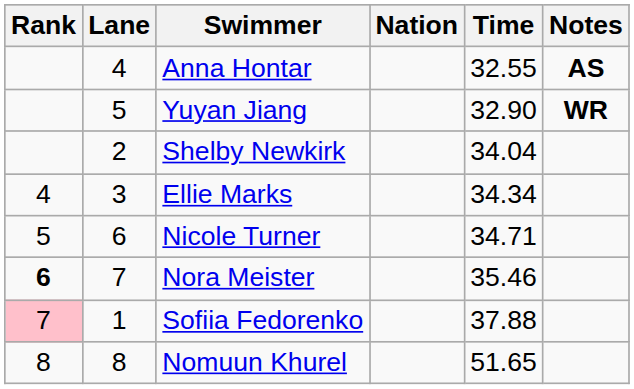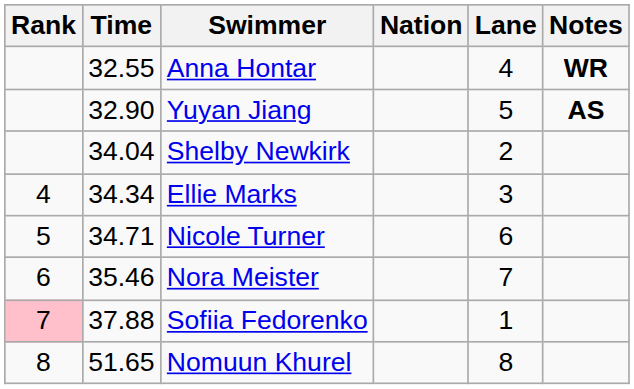columns swapped: (119, 25) <-> (504, 25)
(586, 67) AS -> (586, 67) WR
(586, 109) WR -> (586, 109) AS
(43, 278) bold -> (43, 278) normal
